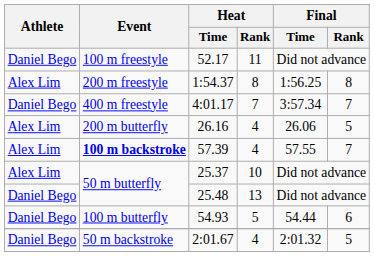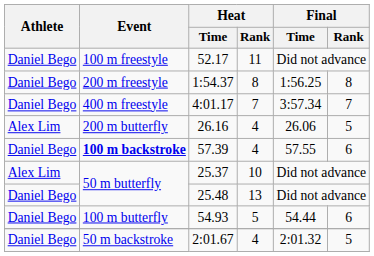(34, 82) Alex Lim -> (42, 82) Daniel Bego
(34, 150) Alex Lim -> (42, 150) Daniel Bego
(349, 150) 7 -> (349, 150) 6
